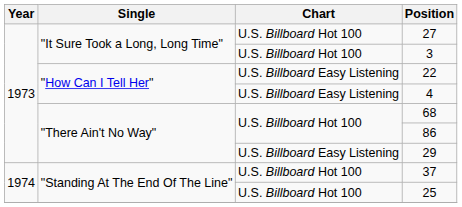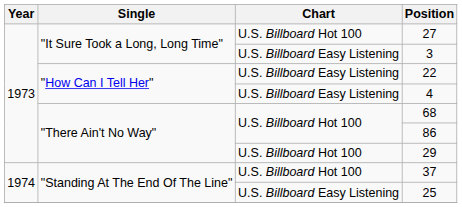(300, 53) U.S. Billboard Hot 100 -> (319, 53) U.S. Billboard Easy Listening
(319, 152) U.S. Billboard Easy Listening -> (300, 152) U.S. Billboard Hot 100
(300, 192) U.S. Billboard Hot 100 -> (319, 192) U.S. Billboard Easy Listening
